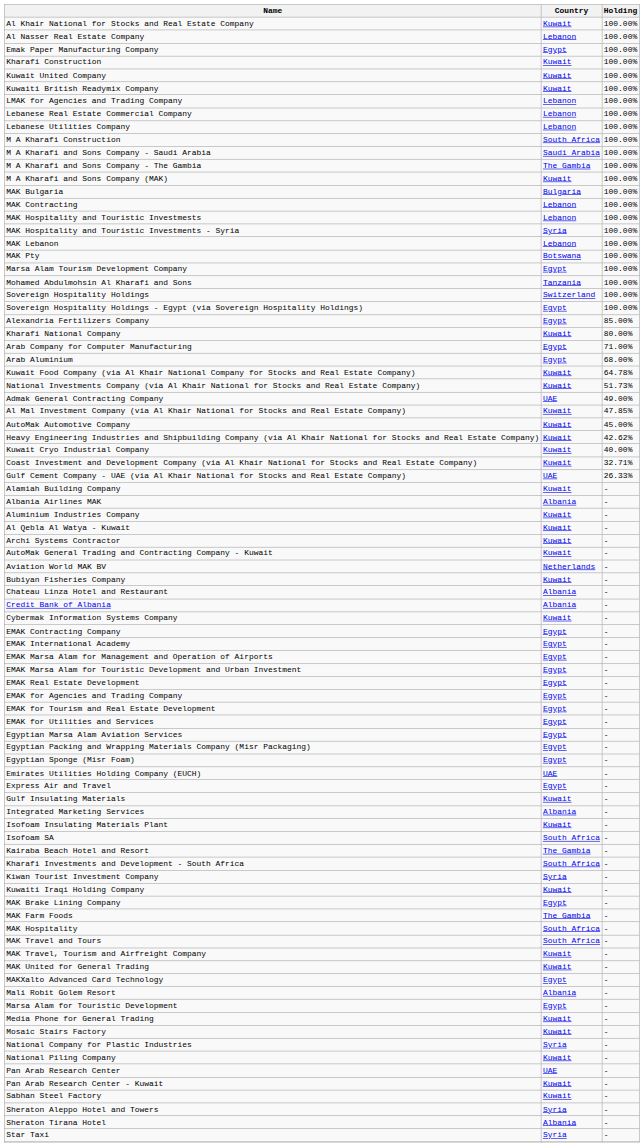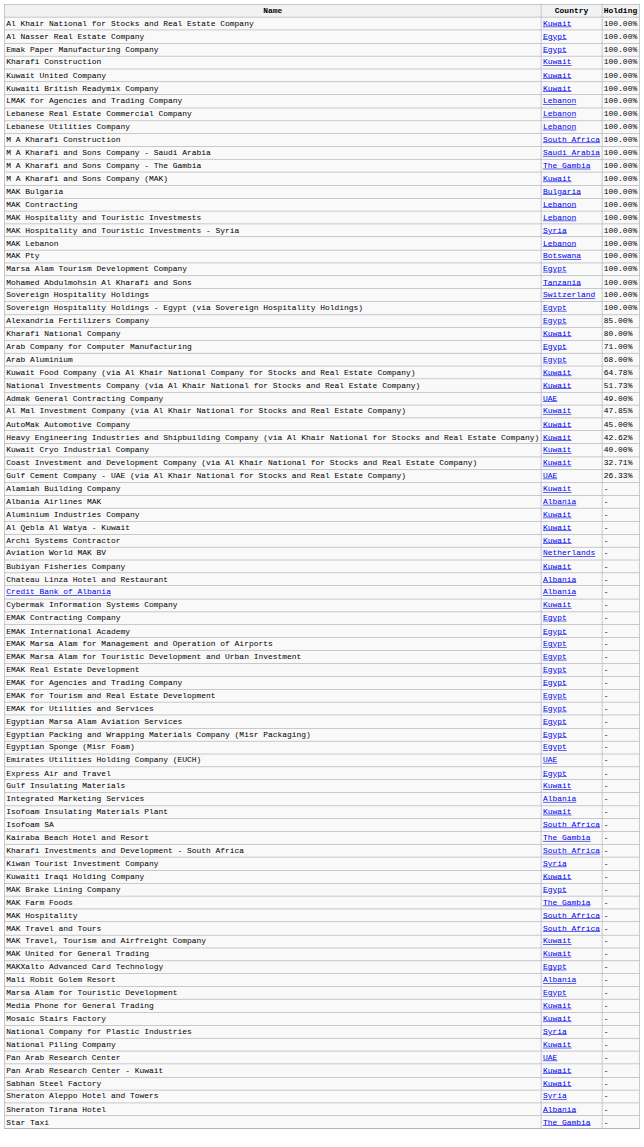(560, 37) Lebanon -> (555, 37) Egypt
- row: (139, 554)
(555, 1135) Syria -> (567, 1122) The Gambia
